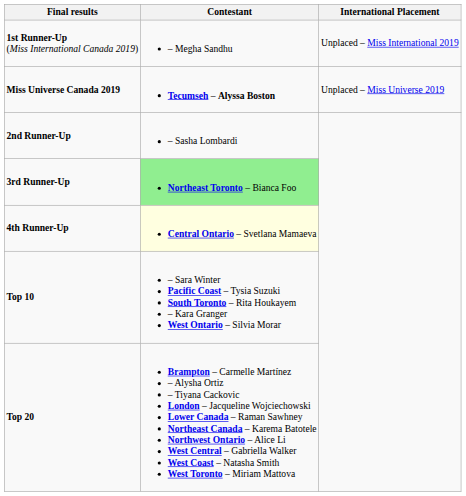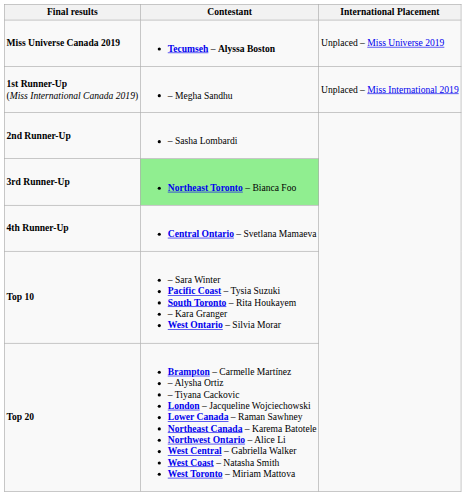rows swapped: (63, 89) <-> (72, 43)
(230, 234) lightyellow background -> (230, 234) no background
